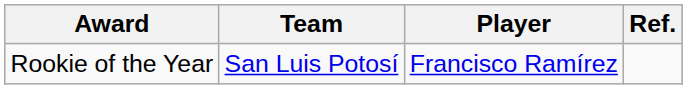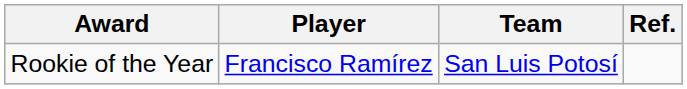columns swapped: (514, 24) <-> (311, 24)
